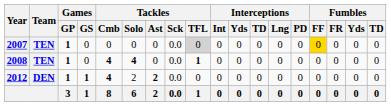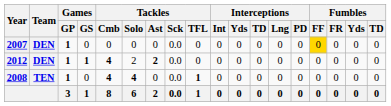(44, 45) TEN -> (44, 45) DEN
(198, 45) lightgrey background -> (198, 45) no background
rows swapped: (17, 61) <-> (17, 77)
